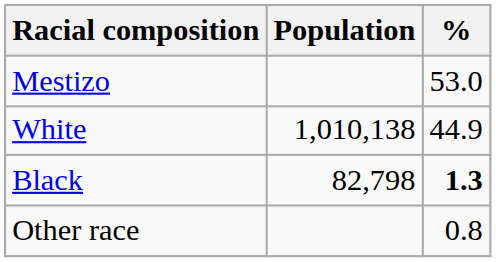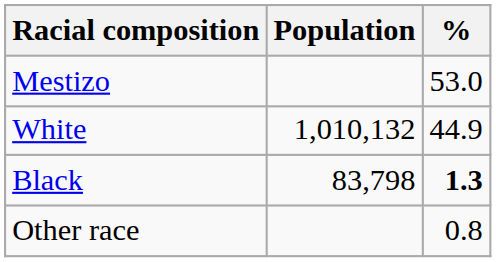(355, 130) 1,010,138 -> (355, 130) 1,010,132
(374, 180) 82,798 -> (374, 180) 83,798
